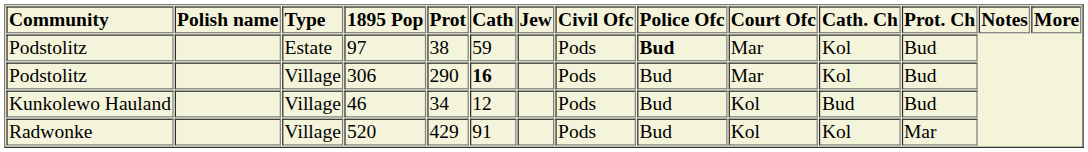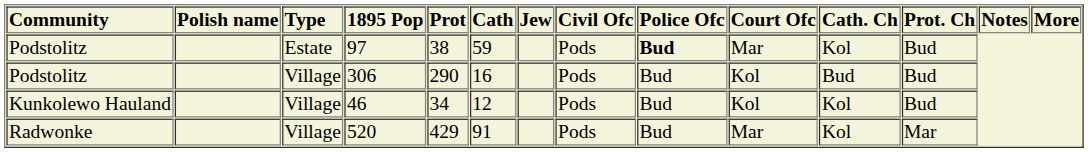(482, 75) bold -> (482, 75) normal
(747, 75) Mar -> (745, 75) Kol
(837, 75) Kol -> (838, 75) Bud
(838, 103) Bud -> (837, 103) Kol
(745, 131) Kol -> (747, 131) Mar
